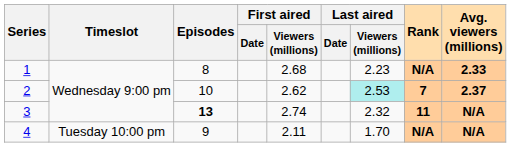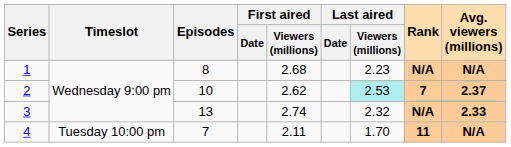(474, 70) 2.33 -> (474, 70) N/A
(206, 111) bold -> (206, 111) normal
(423, 111) 11 -> (423, 111) N/A
(474, 111) N/A -> (474, 111) 2.33
(206, 132) 9 -> (206, 132) 7
(423, 132) N/A -> (423, 132) 11
